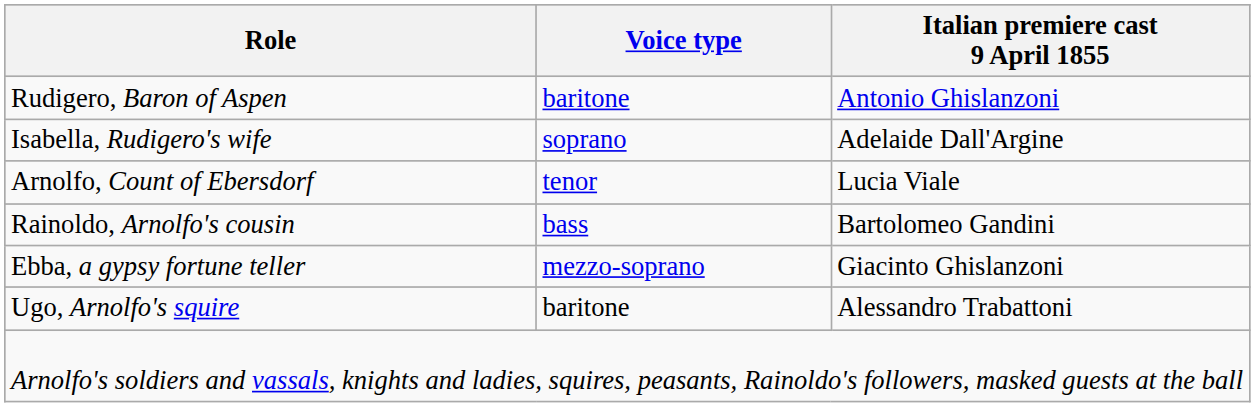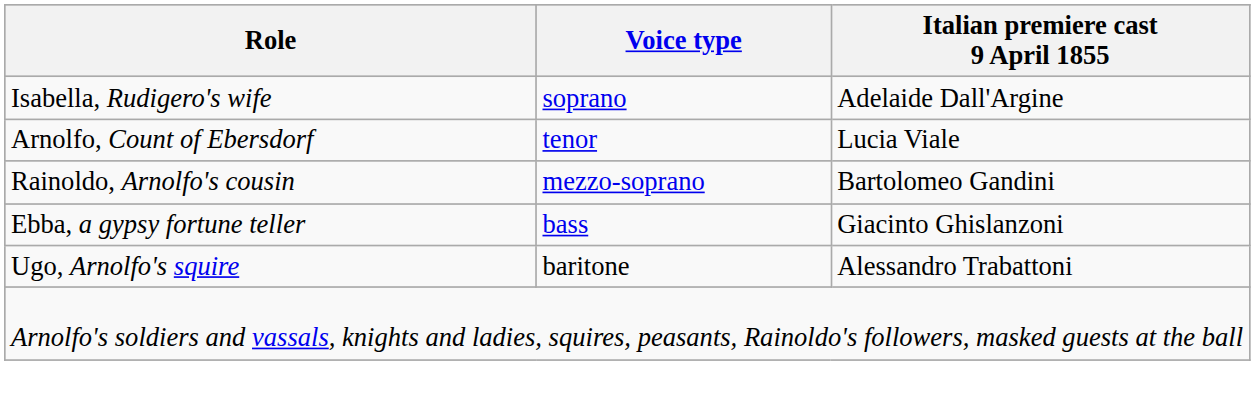- row: (149, 97)
(565, 223) bass -> (624, 181) mezzo-soprano
(624, 266) mezzo-soprano -> (565, 223) bass
